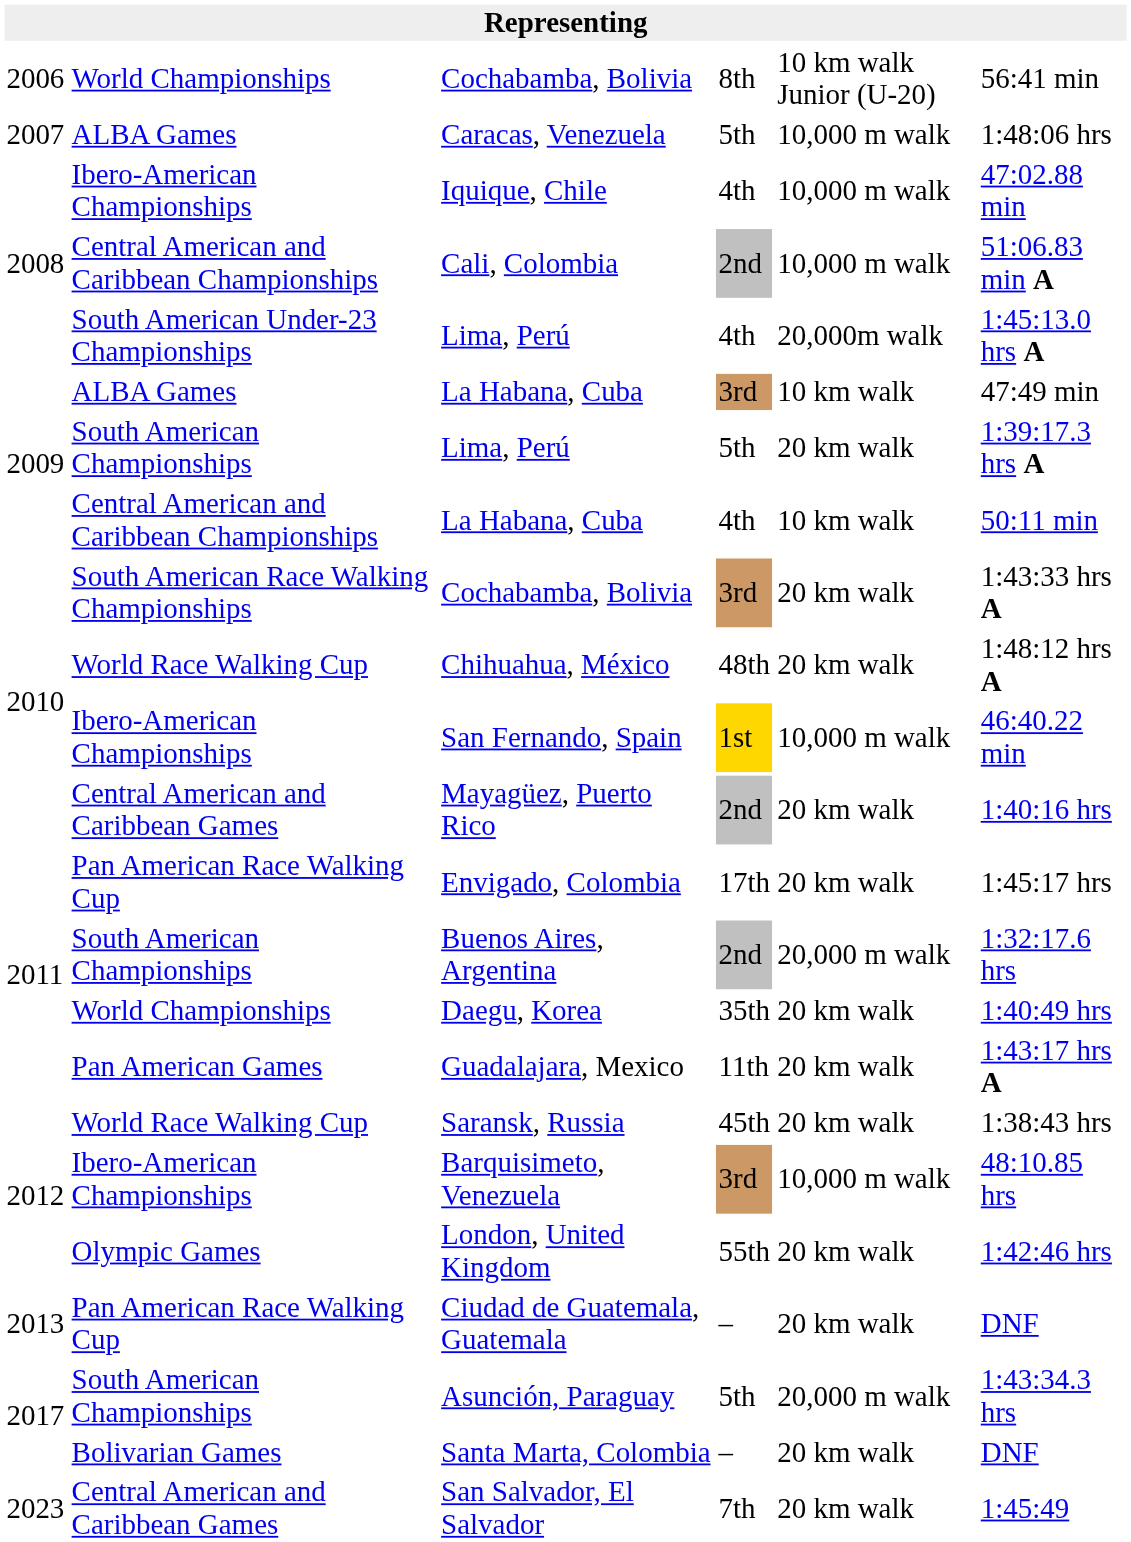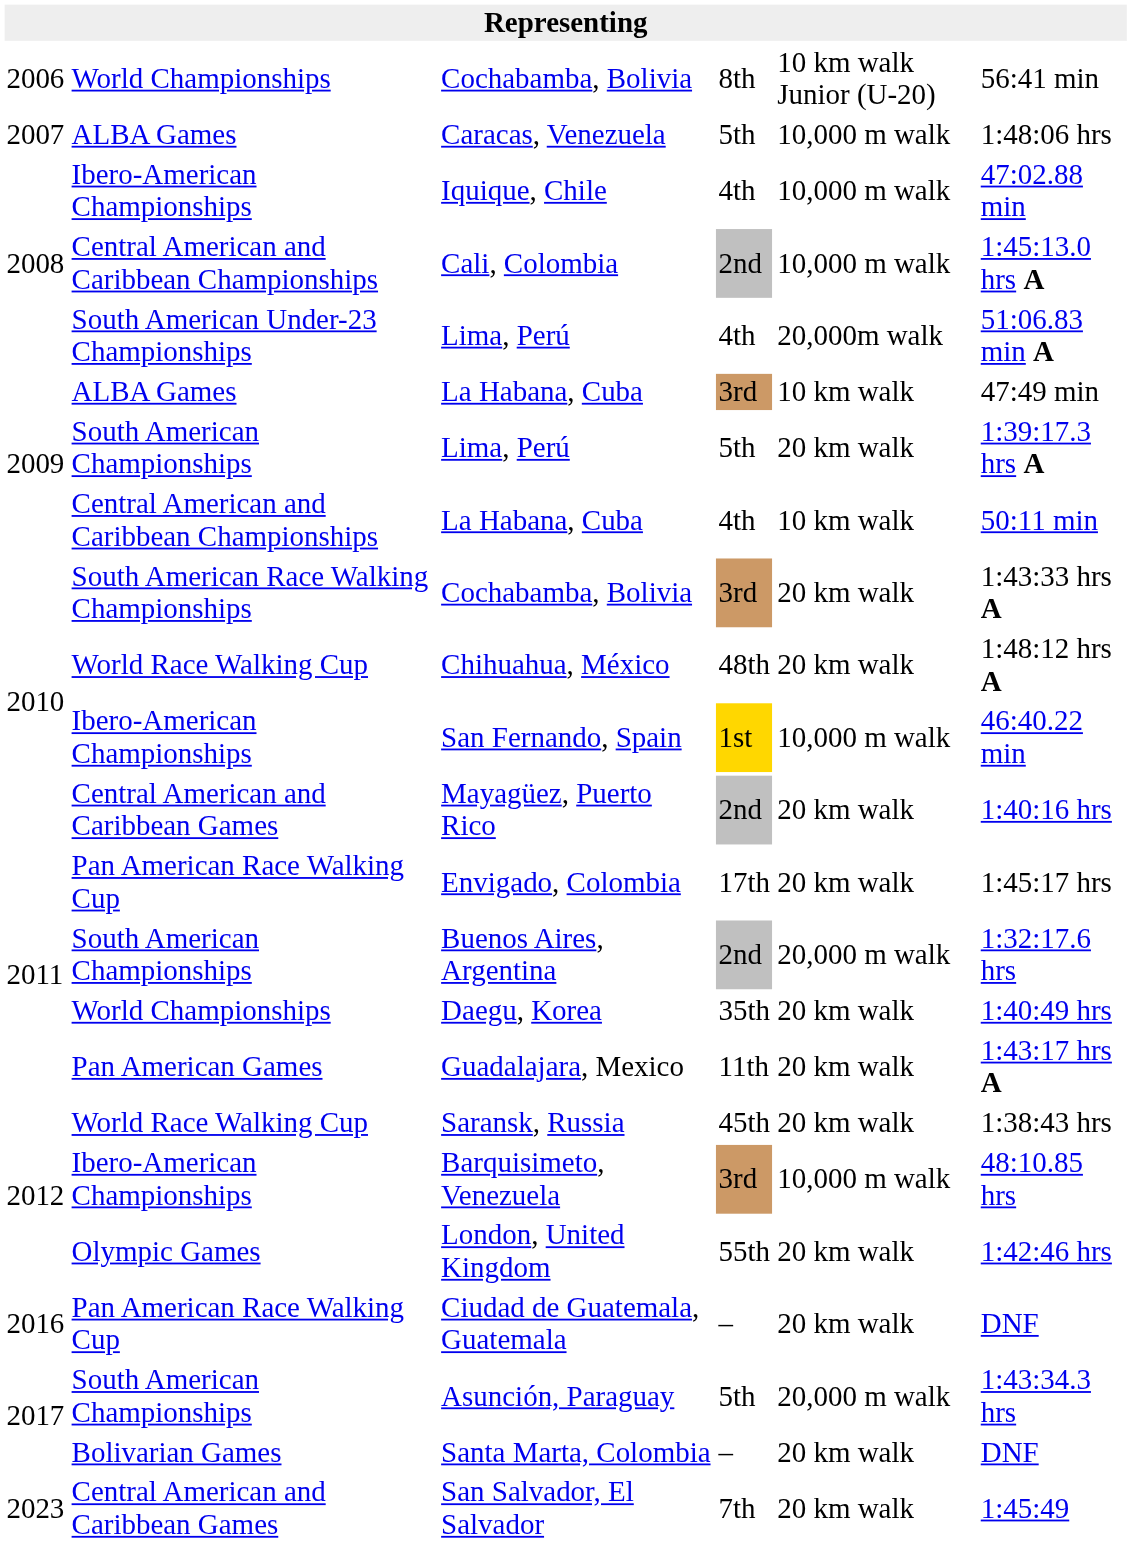(1032, 263) 51:06.83 min A -> (1036, 263) 1:45:13.0 hrs A
(1036, 335) 1:45:13.0 hrs A -> (1032, 335) 51:06.83 min A
(35, 1323) 2013 -> (35, 1323) 2016
